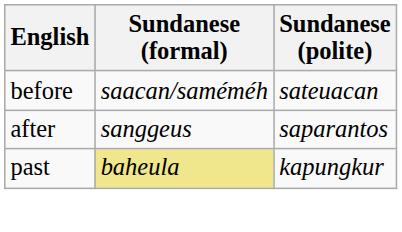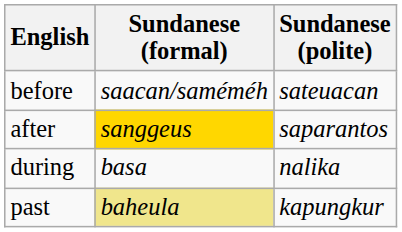(146, 129) no background -> (146, 129) gold background
+ row: (42, 167)
